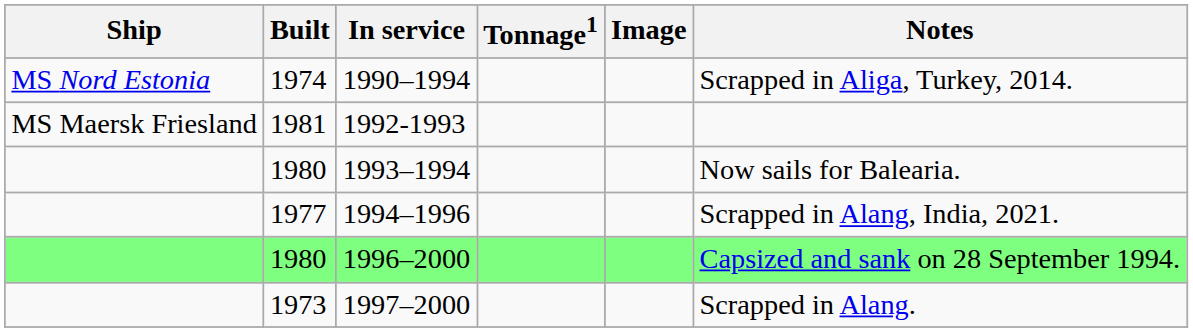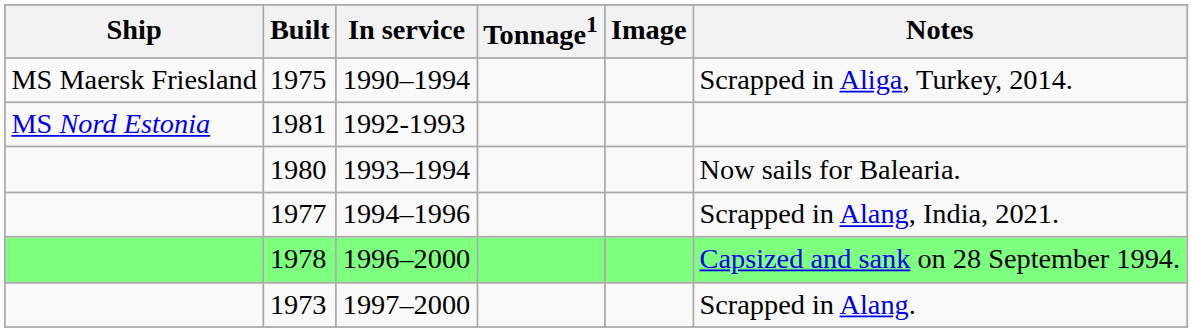(111, 79) MS Nord Estonia -> (134, 79) MS Maersk Friesland
(298, 79) 1974 -> (298, 79) 1975
(134, 124) MS Maersk Friesland -> (111, 124) MS Nord Estonia
(298, 259) 1980 -> (298, 259) 1978
